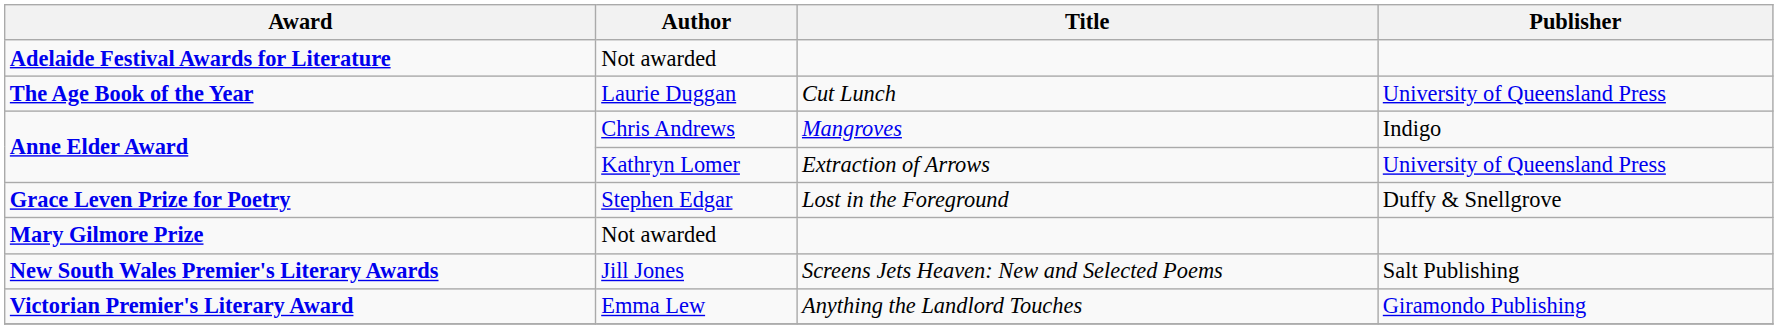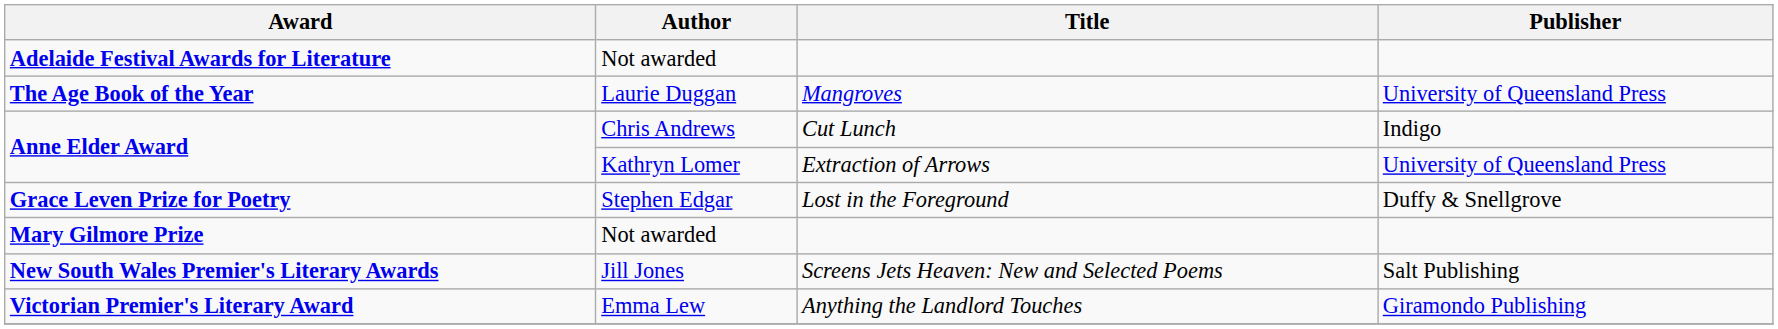(849, 93) Cut Lunch -> (852, 93) Mangroves
(852, 128) Mangroves -> (849, 128) Cut Lunch
